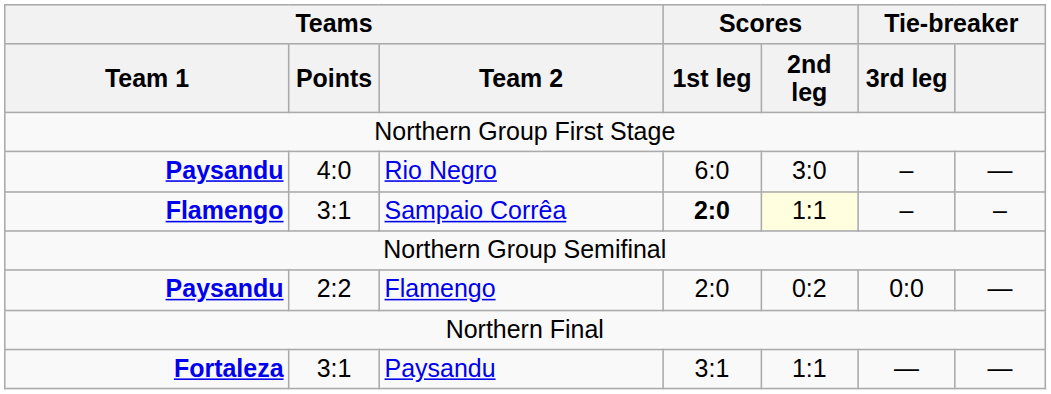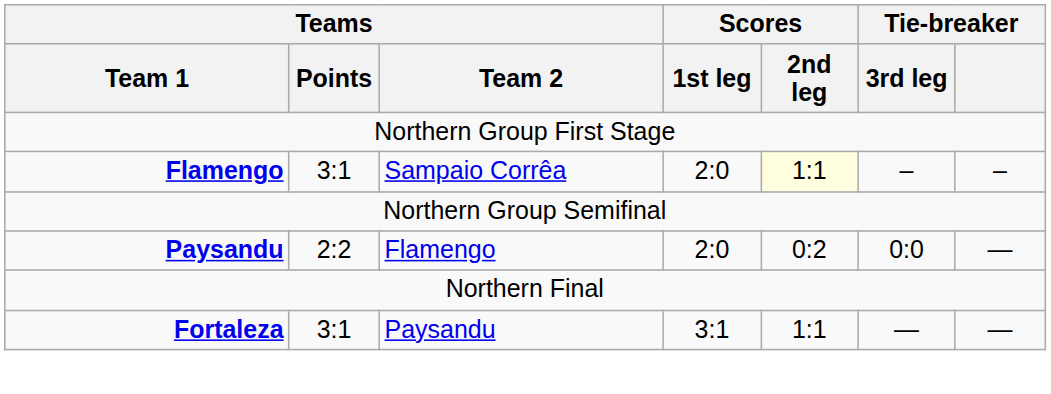- row: (441, 171)
(712, 210) bold -> (712, 171) normal
